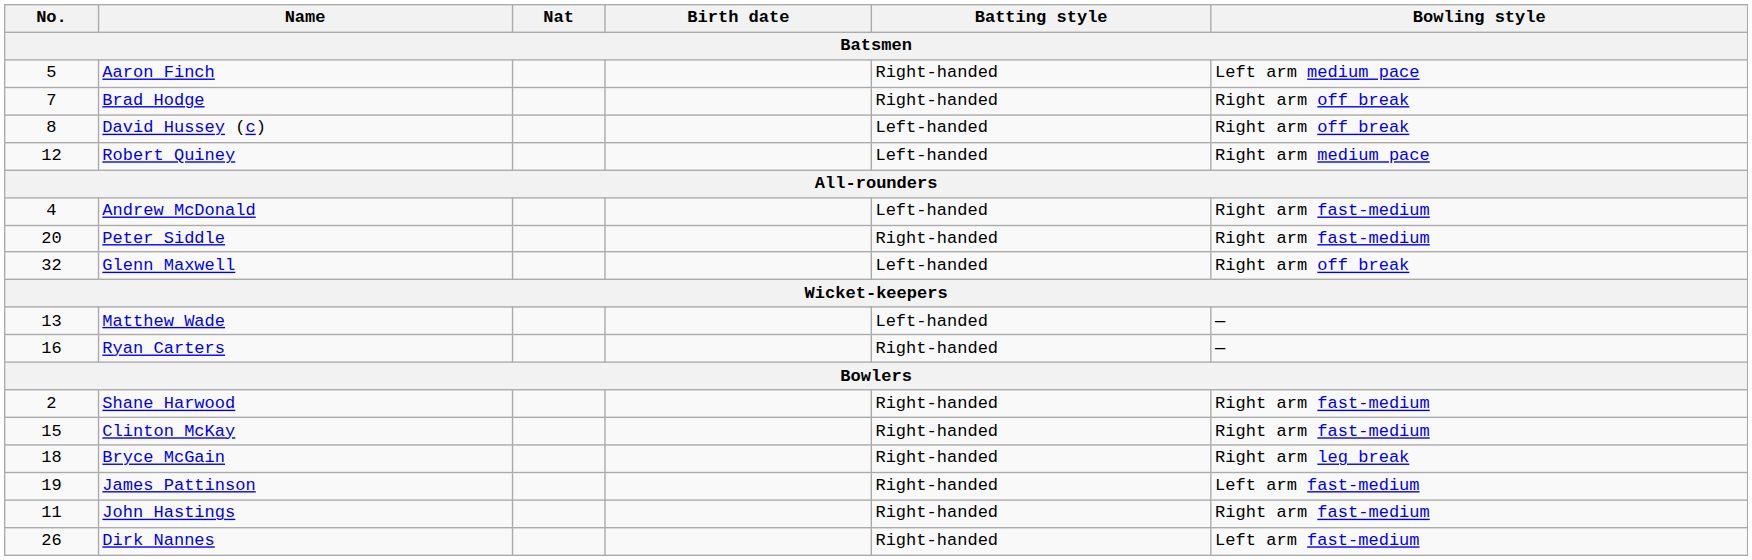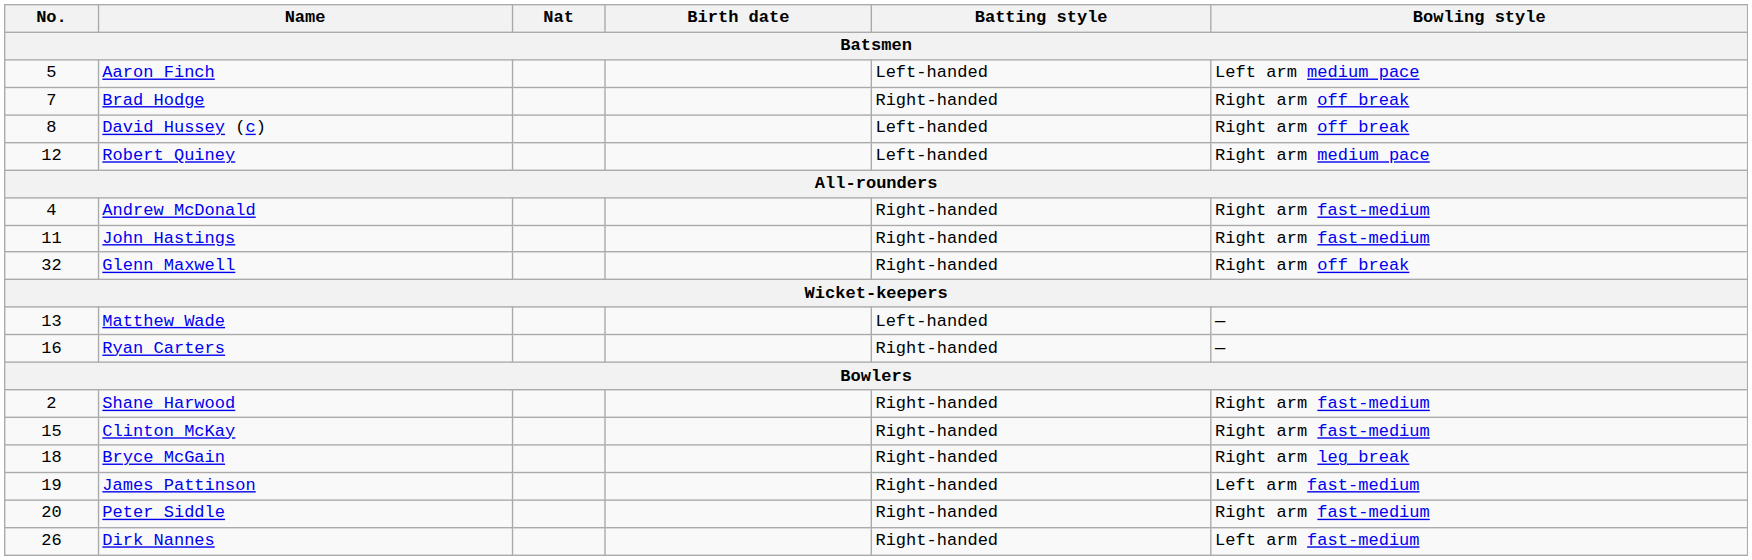(937, 74) Right-handed -> (932, 74) Left-handed
(932, 211) Left-handed -> (937, 211) Right-handed
rows swapped: (169, 514) <-> (164, 239)
(932, 266) Left-handed -> (937, 266) Right-handed
